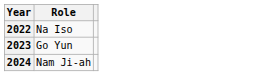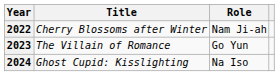+ column: (122, 13)
(54, 29) Na Iso -> (239, 29) Nam Ji-ah
(64, 62) Nam Ji-ah -> (230, 62) Na Iso
